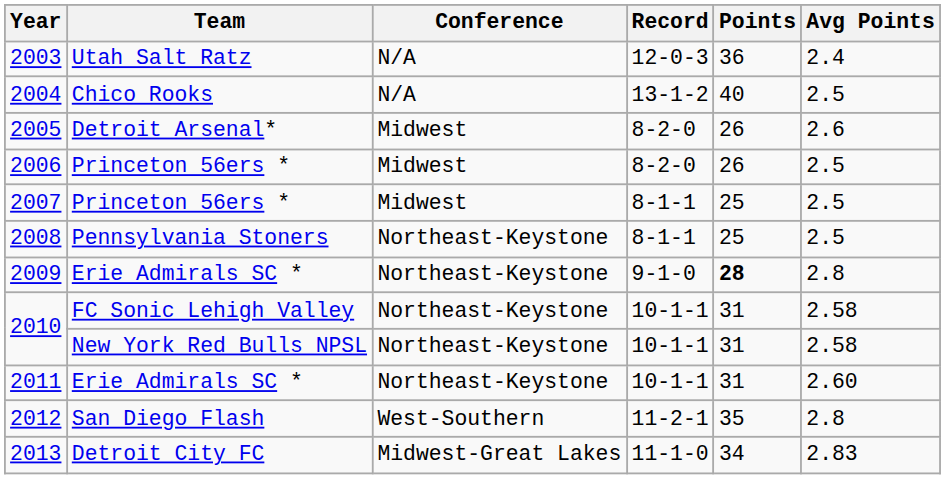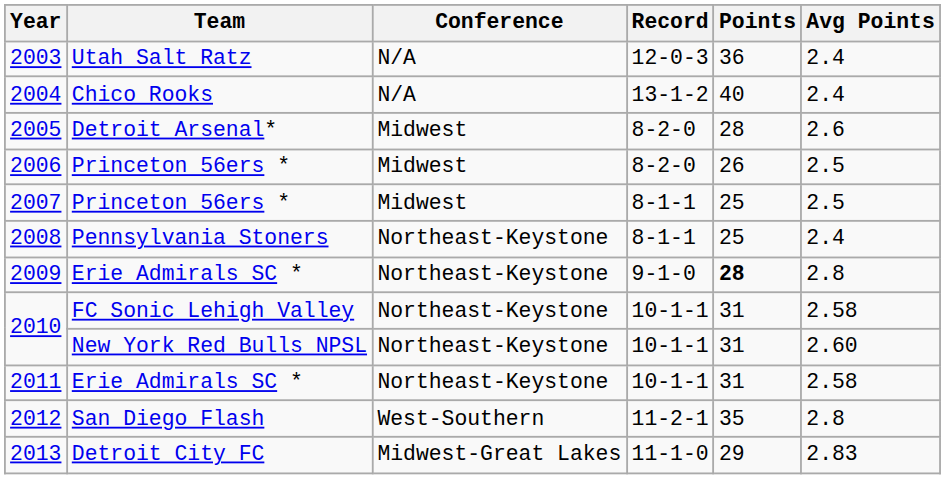(826, 95) 2.5 -> (826, 95) 2.4
(732, 131) 26 -> (732, 131) 28
(826, 238) 2.5 -> (826, 238) 2.4
(832, 346) 2.58 -> (832, 346) 2.60
(832, 382) 2.60 -> (832, 382) 2.58
(732, 454) 34 -> (732, 454) 29
